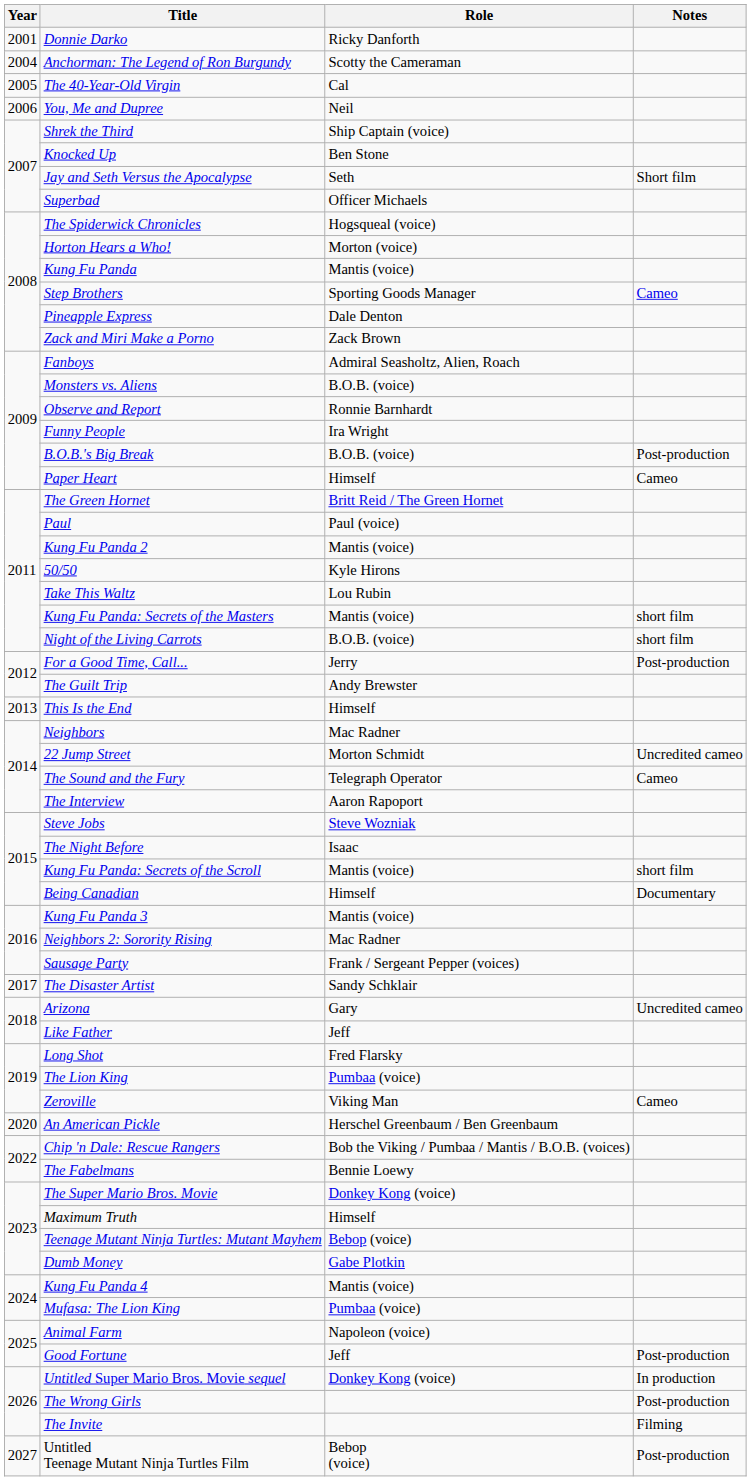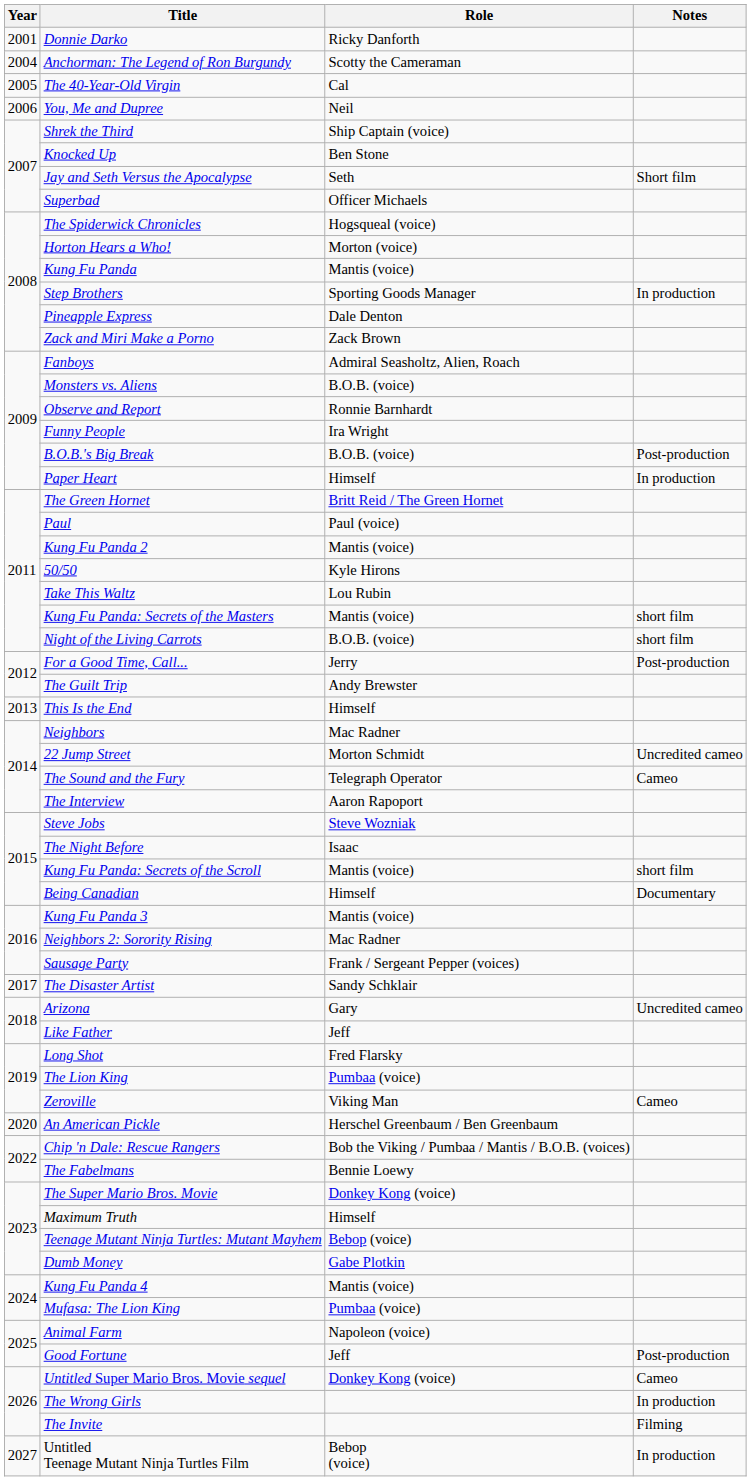(657, 293) Cameo -> (676, 293) In production
(657, 477) Cameo -> (676, 477) In production
(676, 1378) In production -> (657, 1378) Cameo
(683, 1401) Post-production -> (676, 1401) In production
(683, 1455) Post-production -> (676, 1455) In production
